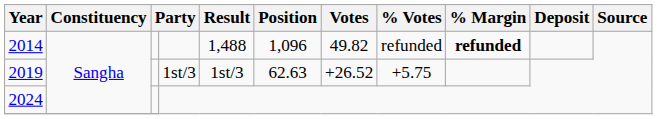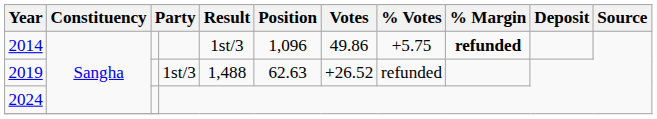(227, 45) 1,488 -> (227, 45) 1st/3
(349, 45) 49.82 -> (349, 45) 49.86
(412, 45) refunded -> (412, 45) +5.75
(227, 72) 1st/3 -> (227, 72) 1,488
(412, 72) +5.75 -> (412, 72) refunded
